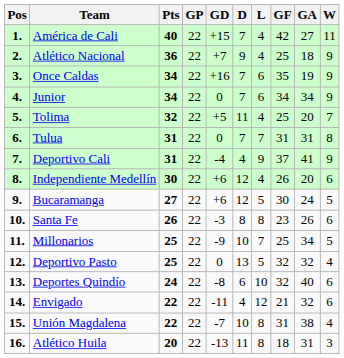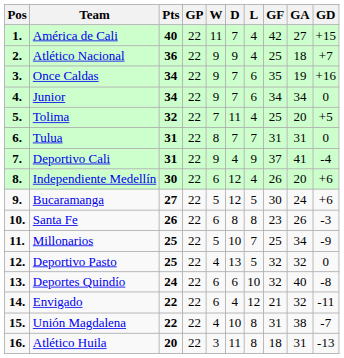columns swapped: (329, 14) <-> (220, 14)
